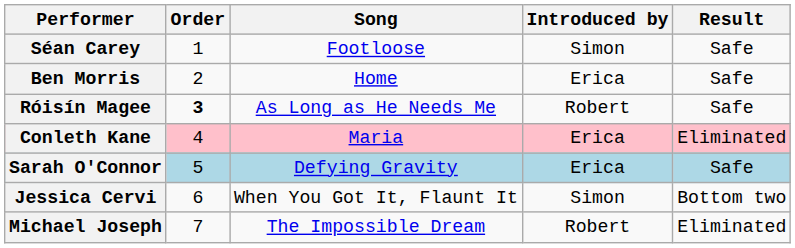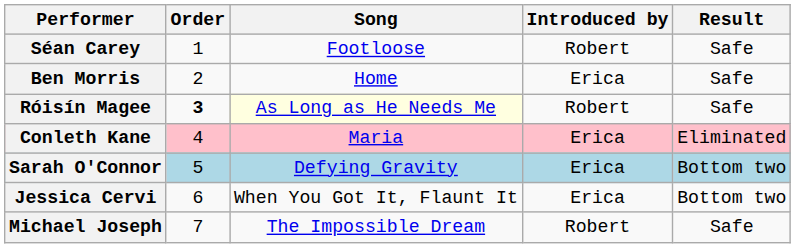(598, 49) Simon -> (598, 49) Robert
(376, 109) no background -> (376, 109) lightyellow background
(732, 168) Safe -> (732, 168) Bottom two
(598, 198) Simon -> (598, 198) Erica
(732, 227) Eliminated -> (732, 227) Safe
